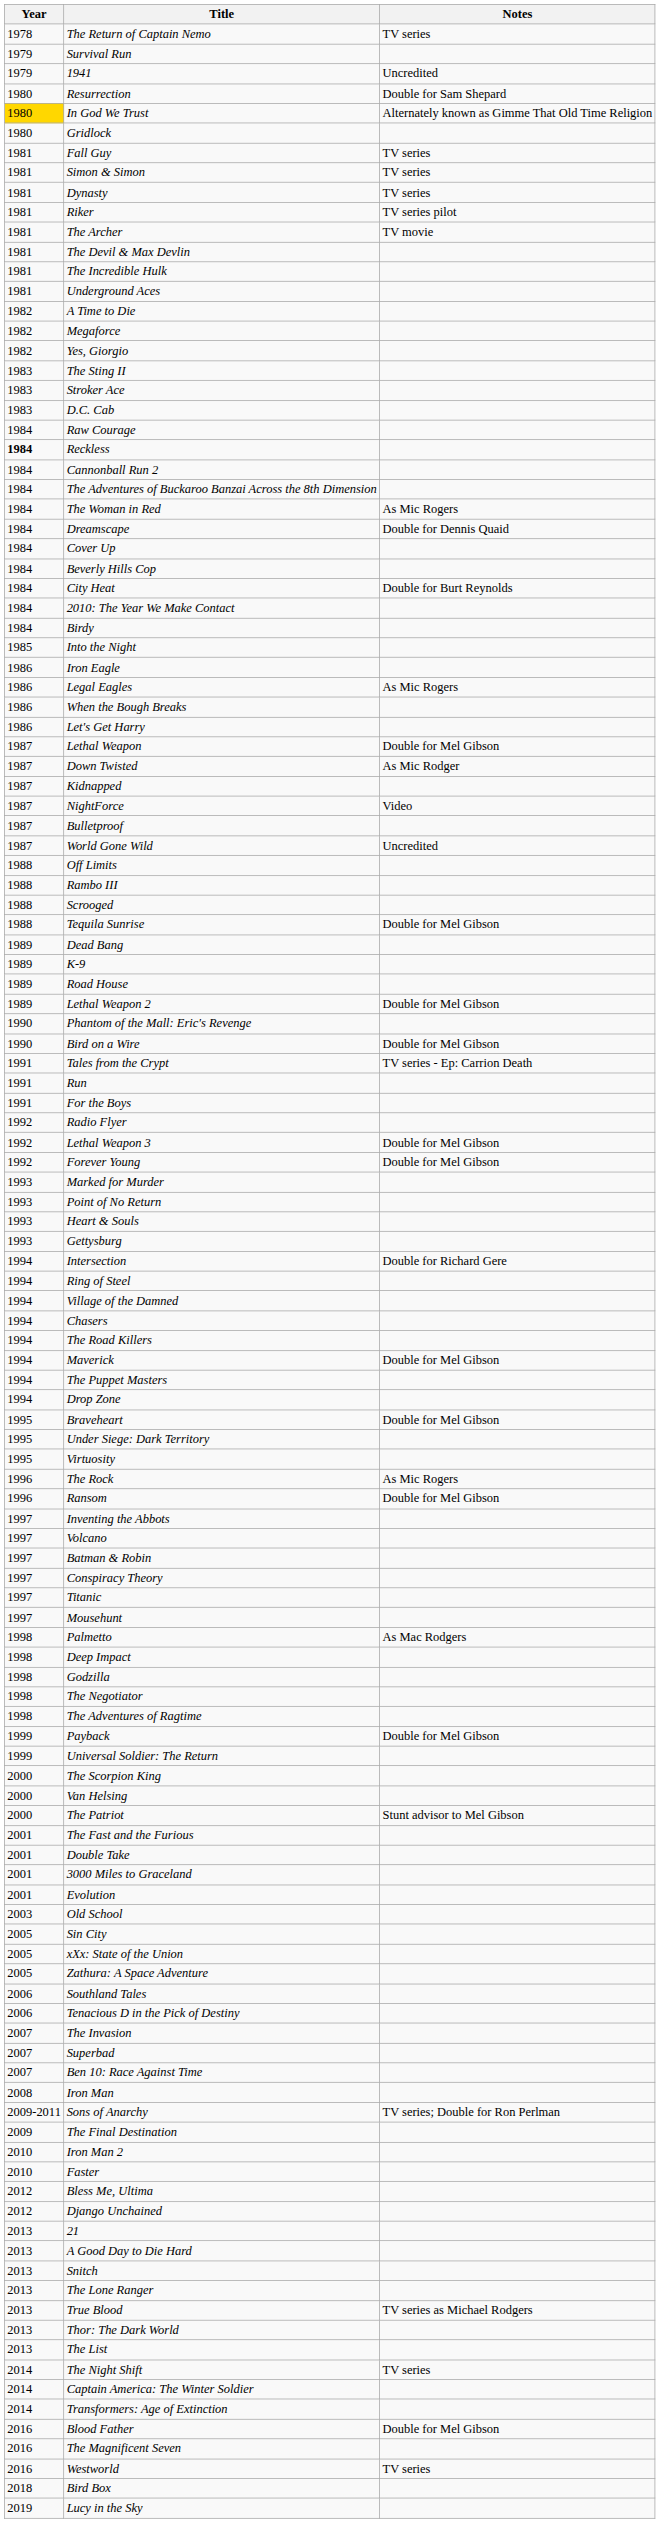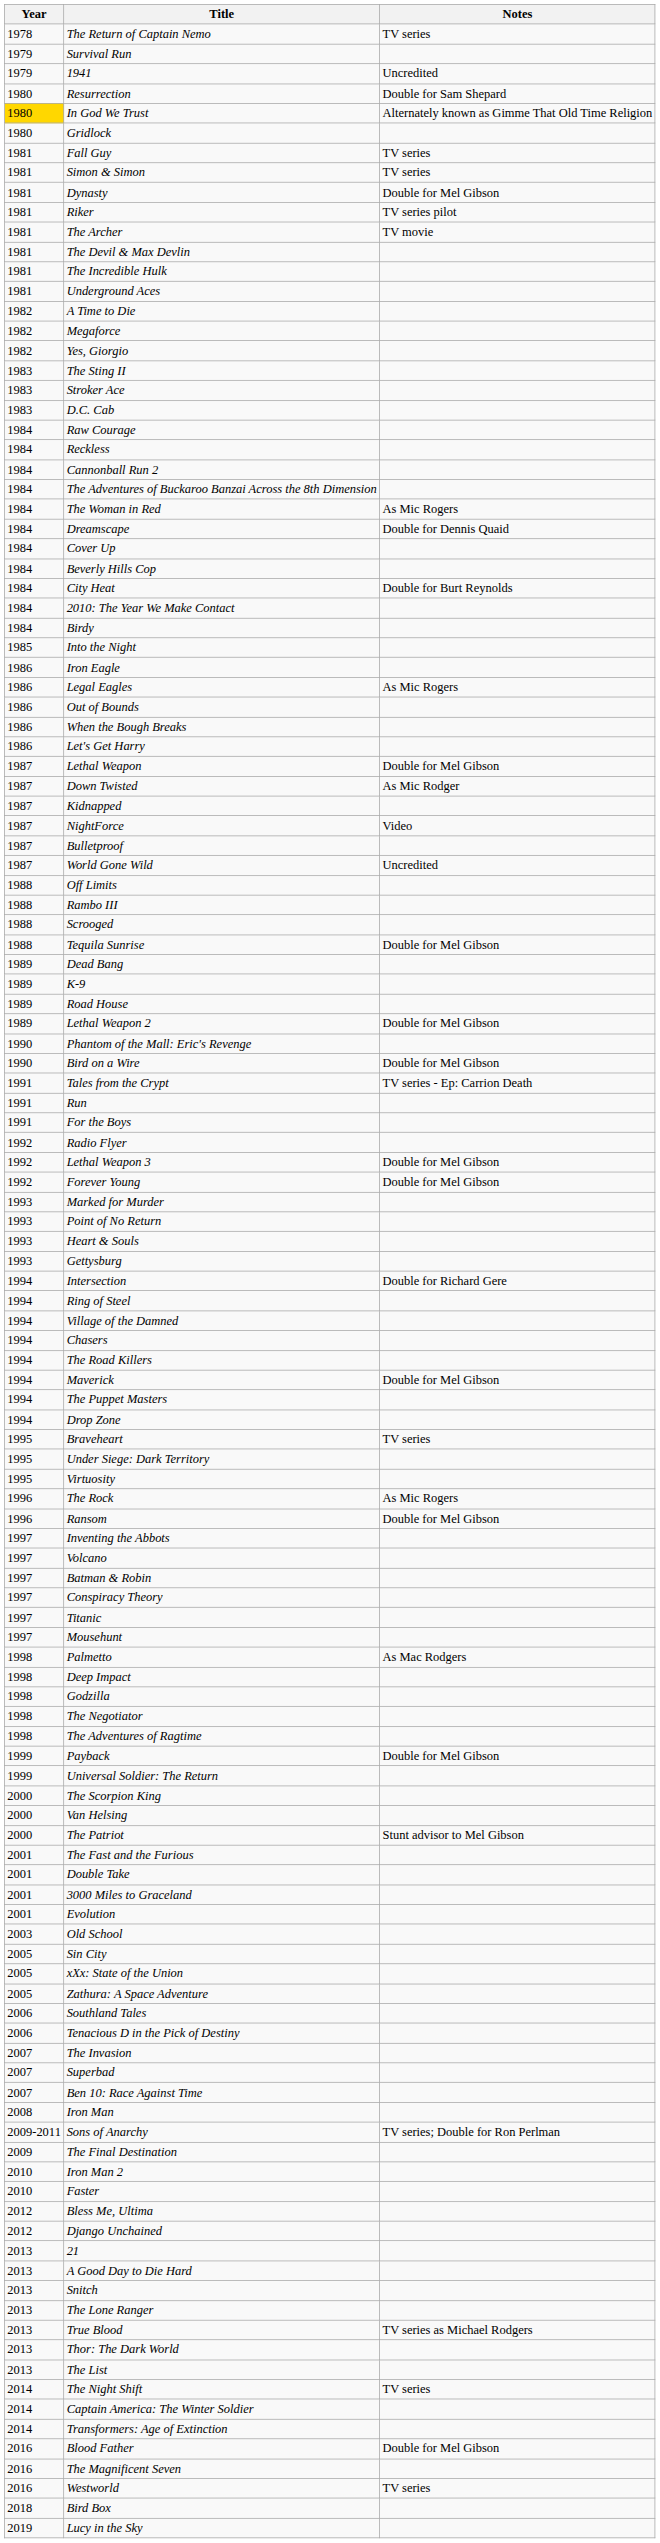(406, 192) TV series -> (441, 192) Double for Mel Gibson
(20, 449) bold -> (20, 449) normal
+ row: (103, 707)
(441, 1419) Double for Mel Gibson -> (406, 1439) TV series
